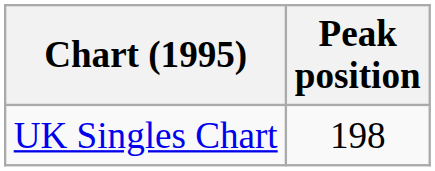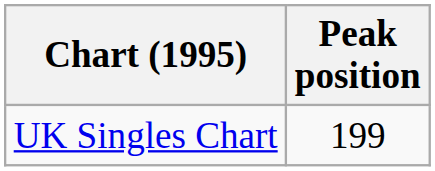(358, 134) 198 -> (358, 134) 199
